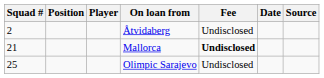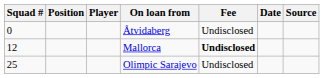(9, 30) 2 -> (9, 30) 0
(12, 47) 21 -> (12, 47) 12
